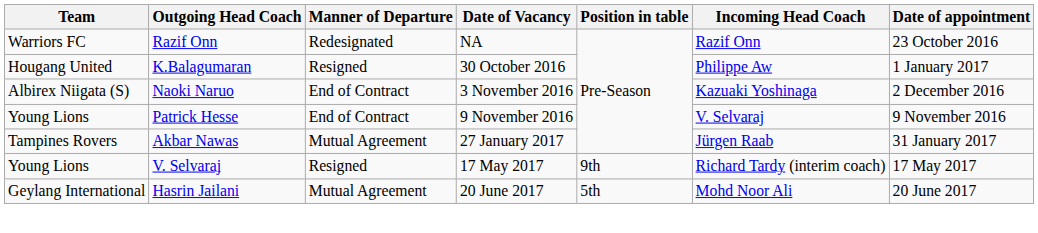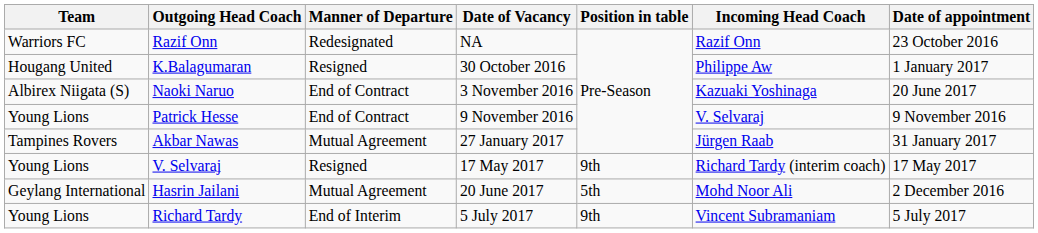(948, 91) 2 December 2016 -> (934, 91) 20 June 2017
(934, 191) 20 June 2017 -> (948, 191) 2 December 2016
+ row: (197, 215)
